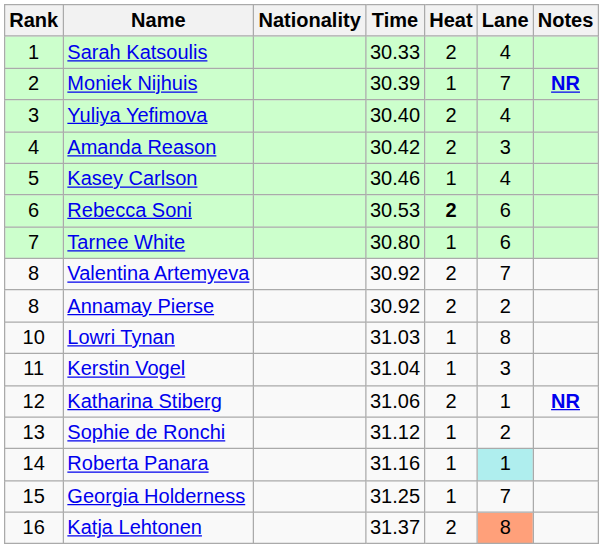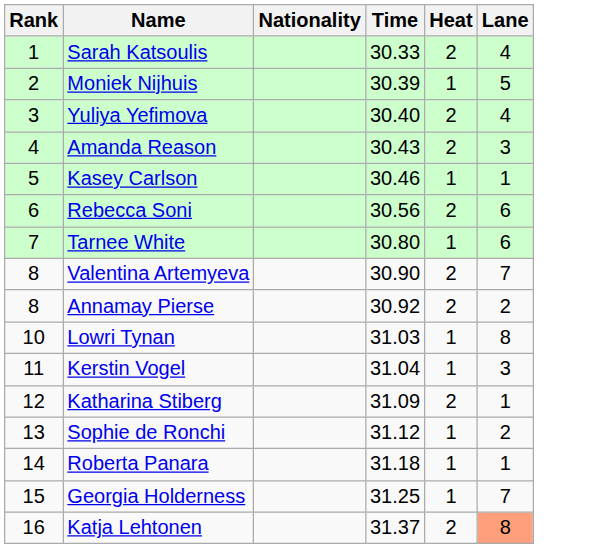- column: (566, 20)
(505, 83) 7 -> (505, 83) 5
(395, 147) 30.42 -> (395, 147) 30.43
(505, 178) 4 -> (505, 178) 1
(395, 210) 30.53 -> (395, 210) 30.56
(451, 210) bold -> (451, 210) normal
(395, 274) 30.92 -> (395, 274) 30.90
(395, 400) 31.06 -> (395, 400) 31.09
(395, 464) 31.16 -> (395, 464) 31.18
(505, 464) paleturquoise background -> (505, 464) no background
